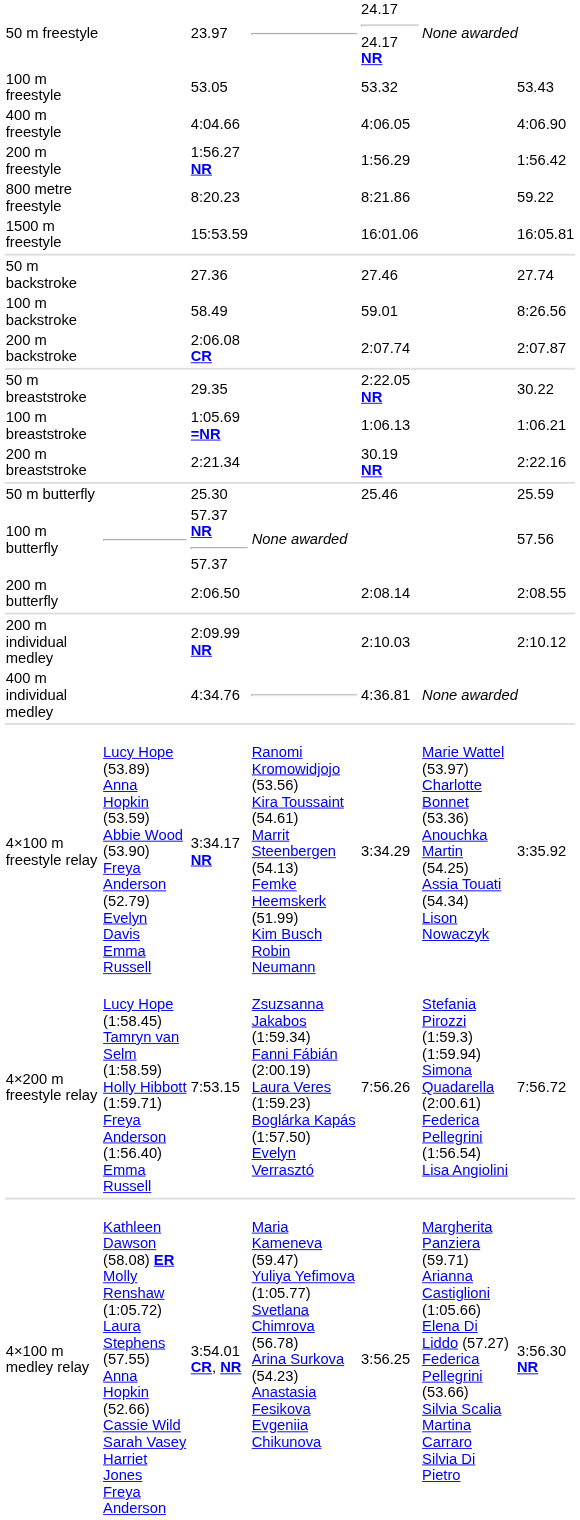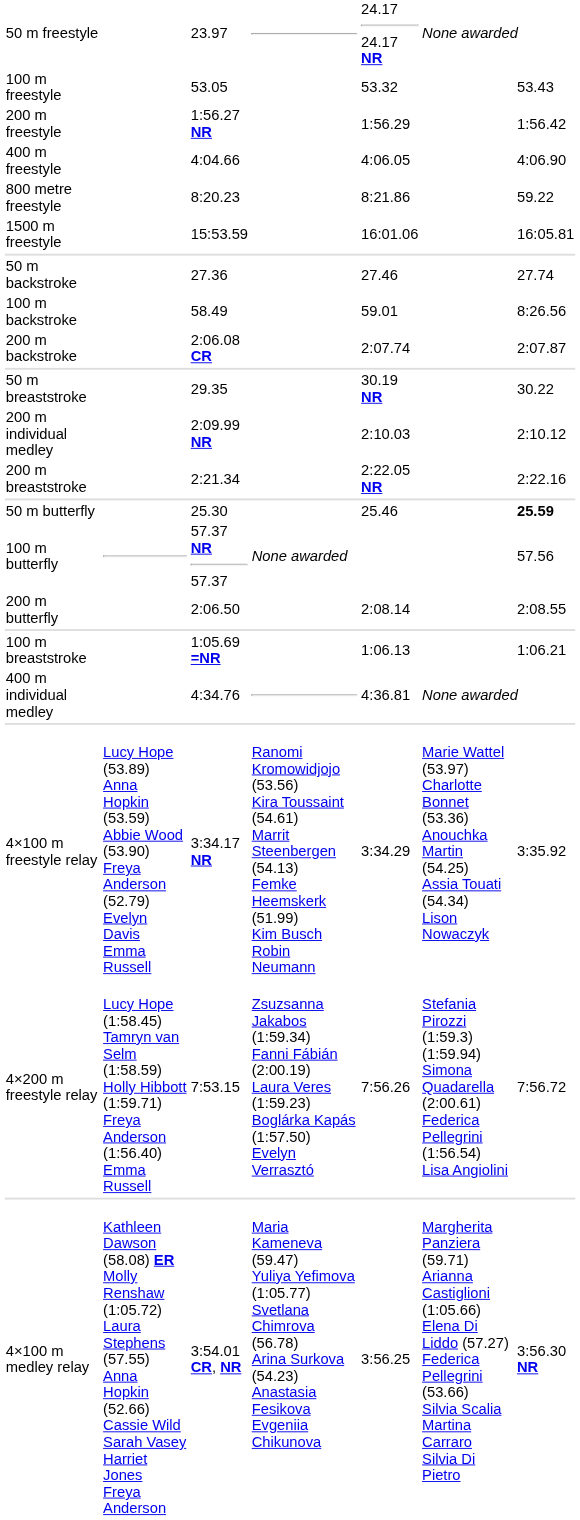rows swapped: (34, 160) <-> (34, 124)
(386, 389) 2:22.05 NR -> (380, 389) 30.19 NR
rows swapped: (46, 425) <-> (36, 642)
(380, 462) 30.19 NR -> (386, 479) 2:22.05 NR
(535, 494) normal -> (535, 511) bold
